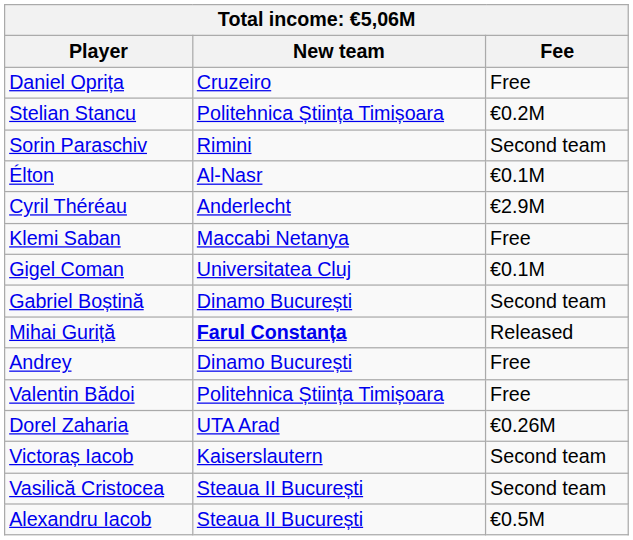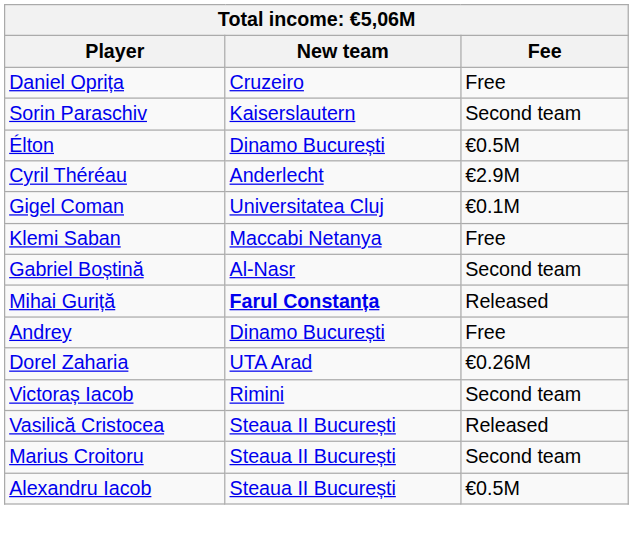- row: (73, 113)
(224, 144) Rimini -> (292, 113) Kaiserslautern
(230, 176) Al-Nasr -> (307, 144) Dinamo București
(517, 176) €0.1M -> (493, 144) €0.5M
rows swapped: (65, 238) <-> (67, 269)
(275, 301) Dinamo București -> (262, 269) Al-Nasr
- row: (72, 394)
(260, 457) Kaiserslautern -> (257, 394) Rimini
(548, 488) Second team -> (507, 425) Released
+ row: (76, 457)
